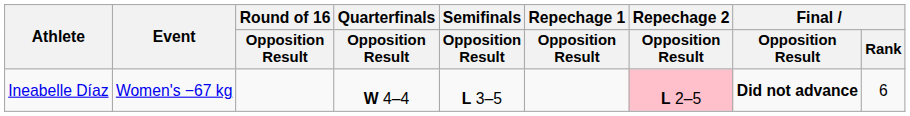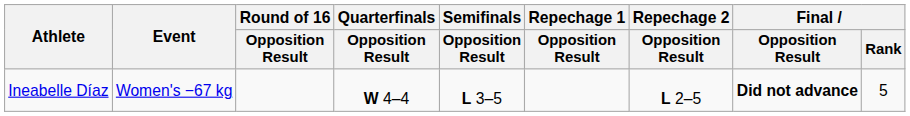(681, 99) pink background -> (681, 99) no background
(883, 91) 6 -> (883, 91) 5
